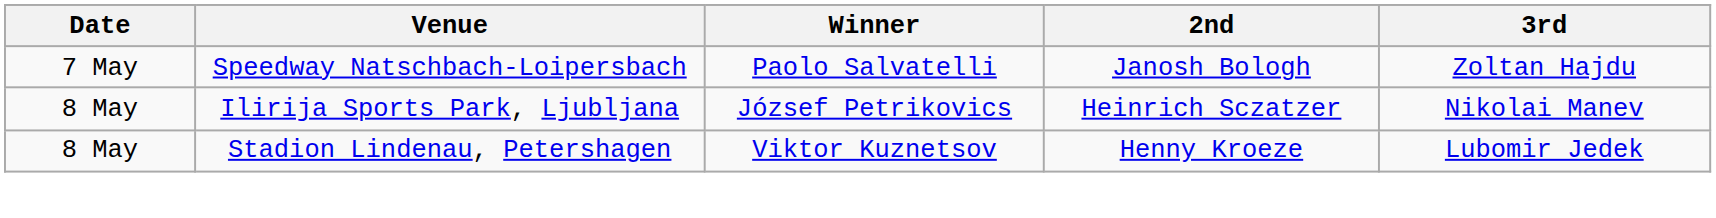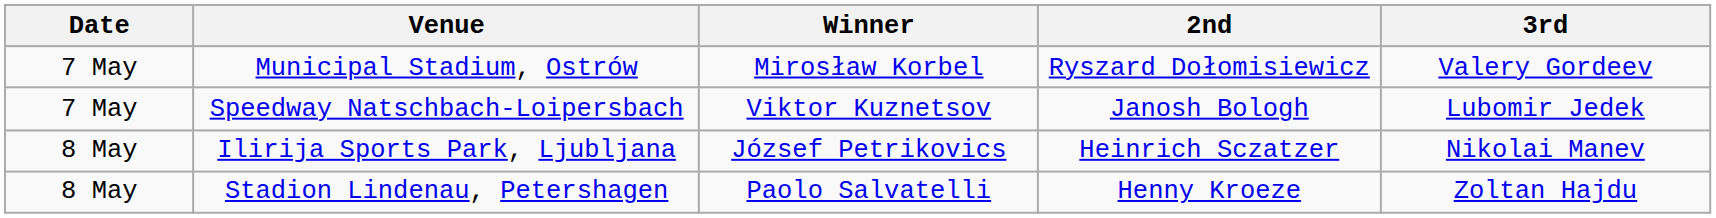+ row: (447, 67)
(875, 67) Paolo Salvatelli -> (869, 109) Viktor Kuznetsov
(1544, 67) Zoltan Hajdu -> (1545, 109) Lubomir Jedek
(875, 150) Viktor Kuznetsov -> (869, 192) Paolo Salvatelli
(1544, 150) Lubomir Jedek -> (1545, 192) Zoltan Hajdu
